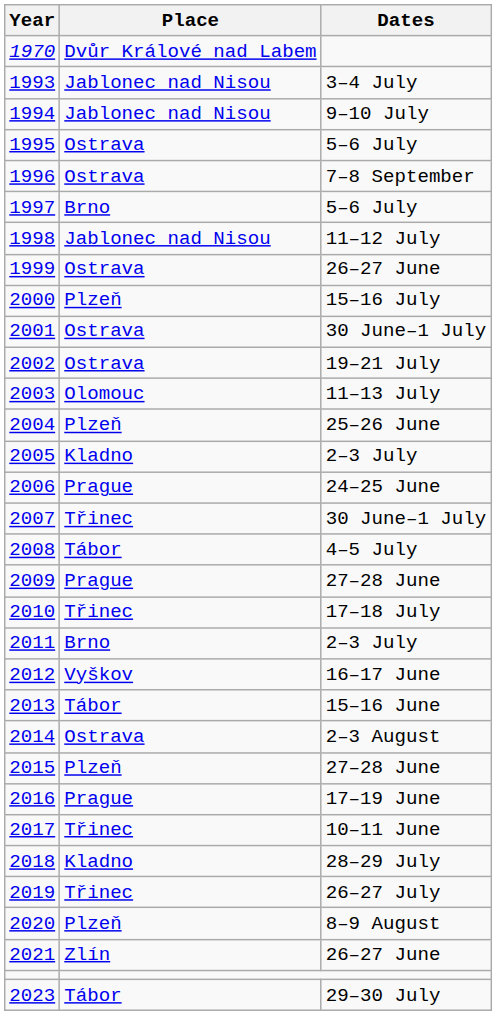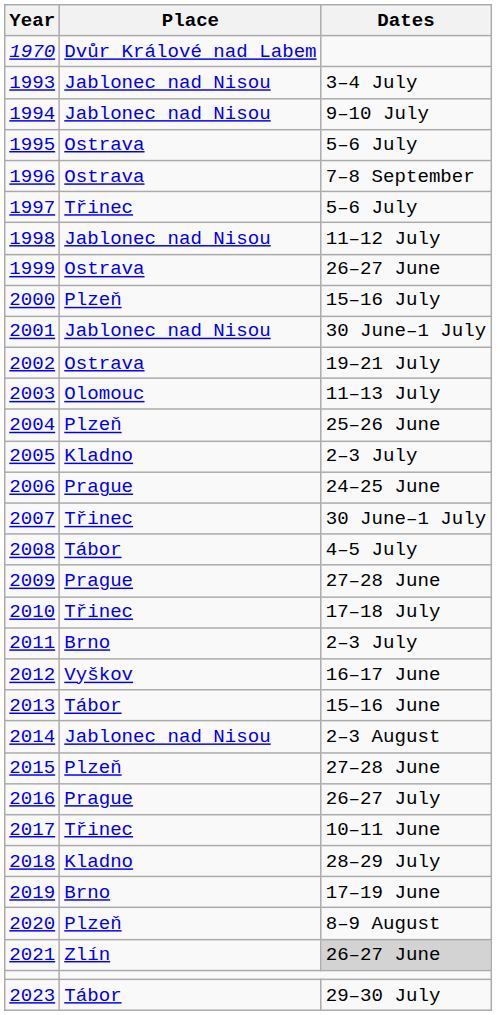(87, 207) Brno -> (99, 207) Třinec
(104, 332) Ostrava -> (167, 332) Jablonec nad Nisou
(104, 737) Ostrava -> (167, 737) Jablonec nad Nisou
(383, 799) 17–19 June -> (383, 799) 26–27 July
(99, 892) Třinec -> (87, 892) Brno
(383, 892) 26–27 July -> (383, 892) 17–19 June
(383, 955) no background -> (383, 955) lightgrey background
